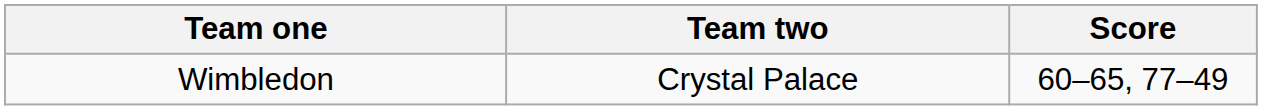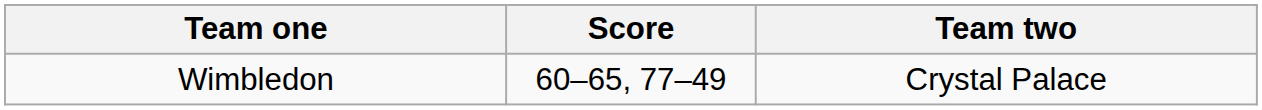columns swapped: (1133, 29) <-> (758, 29)
